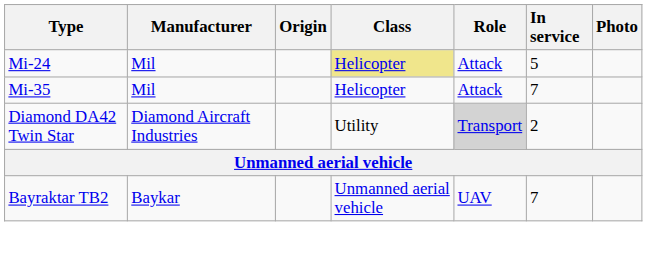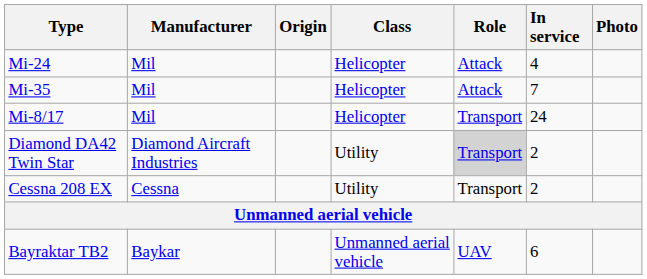(370, 63) khaki background -> (370, 63) no background
(534, 63) 5 -> (534, 63) 4
+ row: (36, 116)
+ row: (60, 188)
(534, 198) 7 -> (534, 251) 6
